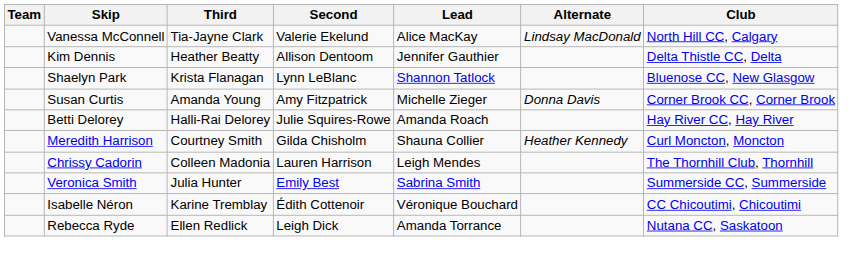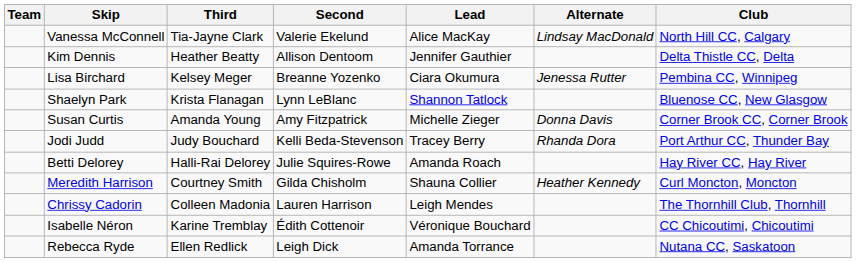+ row: (86, 78)
+ row: (76, 141)
- row: (92, 183)
